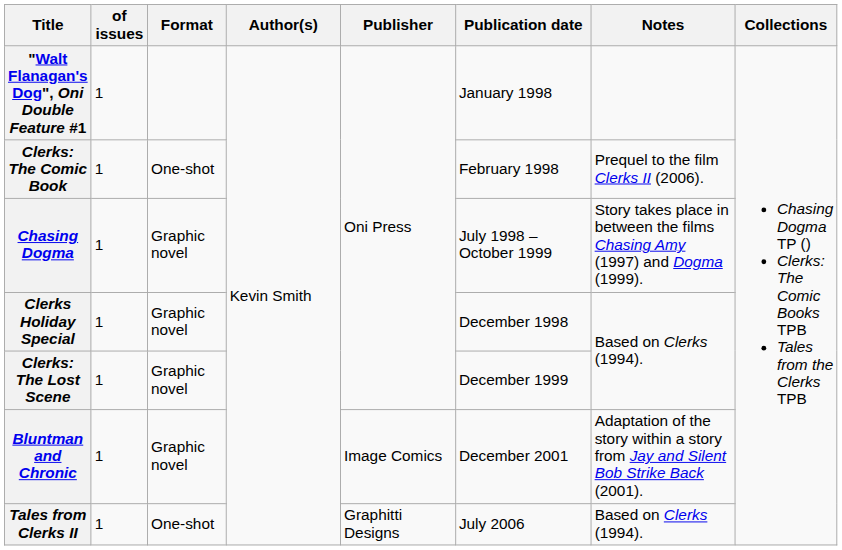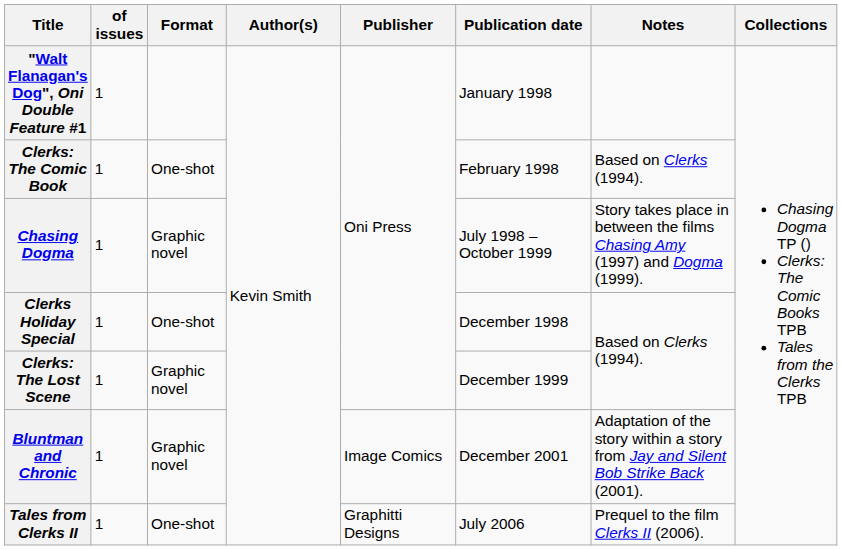(657, 169) Prequel to the film Clerks II (2006). -> (651, 169) Based on Clerks (1994).
(178, 321) Graphic novel -> (183, 321) One-shot
(651, 524) Based on Clerks (1994). -> (657, 524) Prequel to the film Clerks II (2006).
